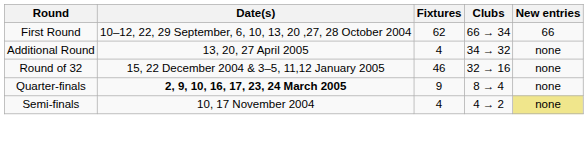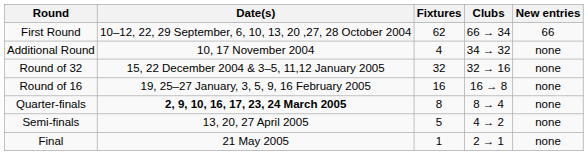(256, 50) 13, 20, 27 April 2005 -> (256, 50) 10, 17 November 2004
(439, 68) 46 -> (439, 68) 32
+ row: (51, 86)
(439, 86) 9 -> (439, 104) 8
(256, 104) 10, 17 November 2004 -> (256, 123) 13, 20, 27 April 2005
(439, 104) 4 -> (439, 123) 5
(548, 104) khaki background -> (548, 123) no background
+ row: (51, 141)
